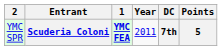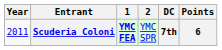columns swapped: (145, 12) <-> (15, 12)
(198, 32) 5 -> (198, 32) 6
